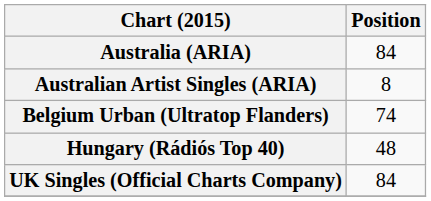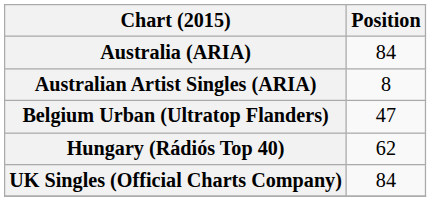(386, 116) 74 -> (386, 116) 47
(386, 148) 48 -> (386, 148) 62
